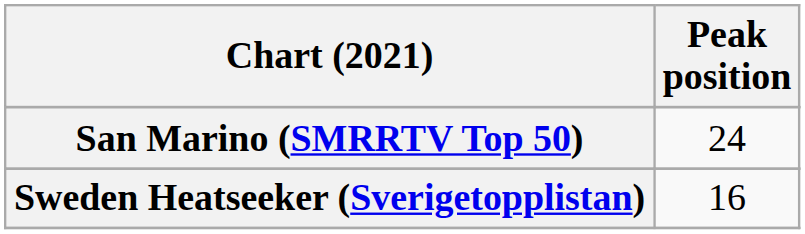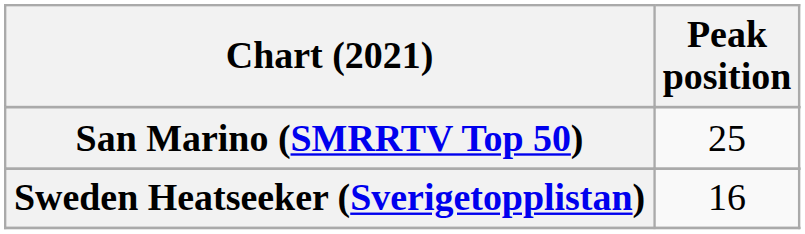(727, 137) 24 -> (727, 137) 25
